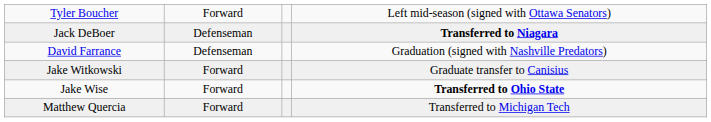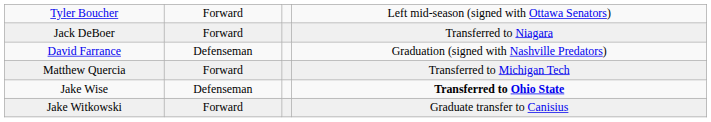(223, 32) Defenseman -> (223, 32) Forward
(499, 32) bold -> (499, 32) normal
rows swapped: (84, 107) <-> (84, 70)
(223, 88) Forward -> (223, 88) Defenseman
